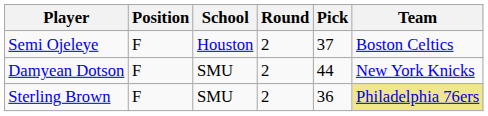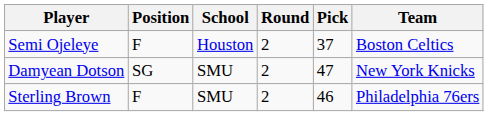(137, 70) F -> (143, 70) SG
(325, 70) 44 -> (325, 70) 47
(325, 96) 36 -> (325, 96) 46
(418, 96) khaki background -> (418, 96) no background
